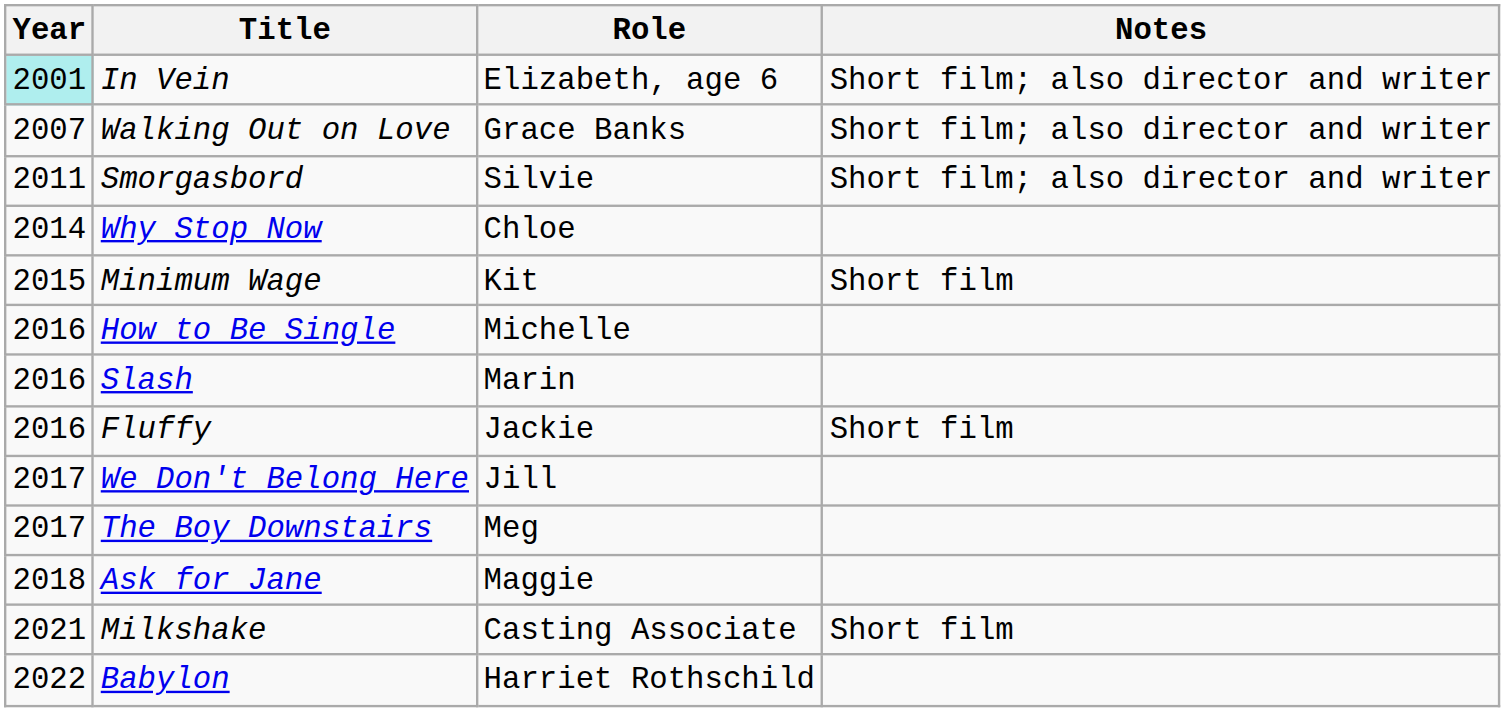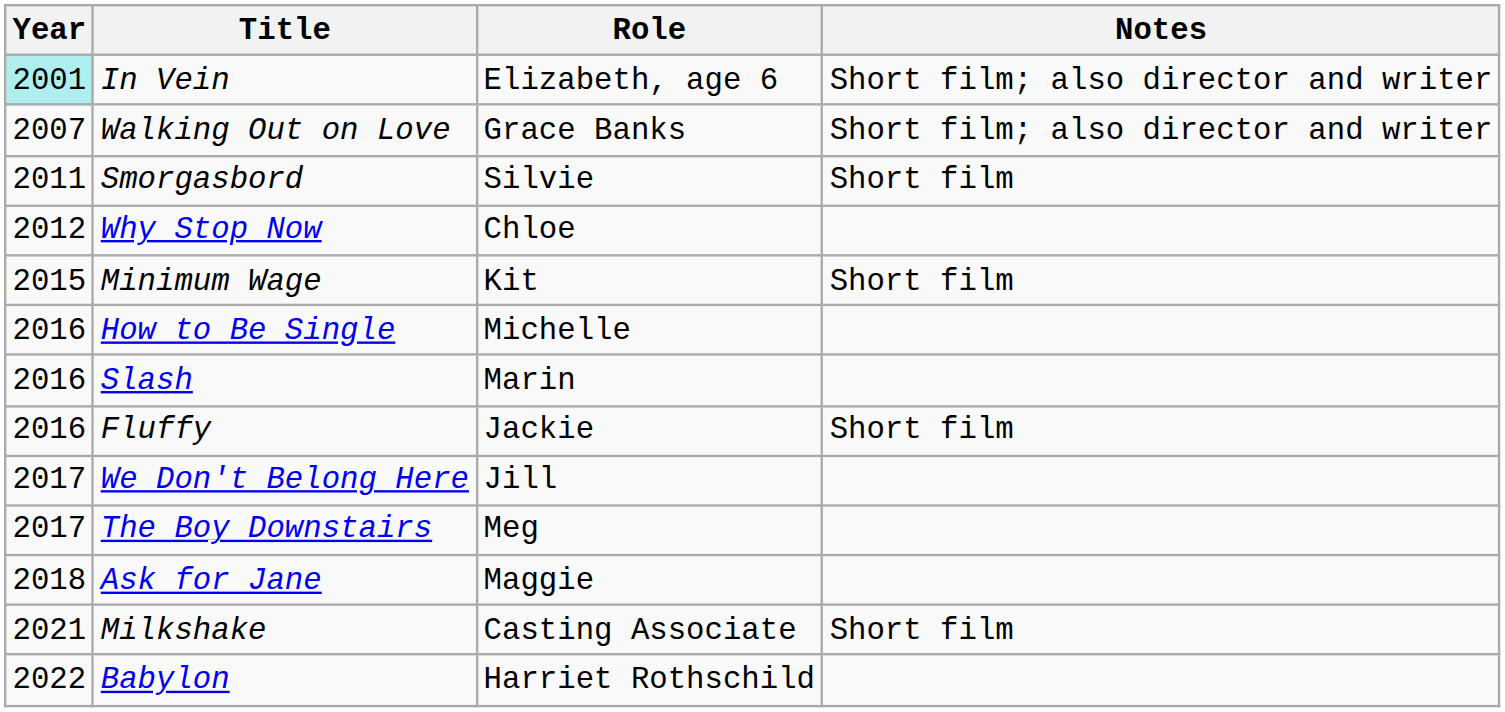(1161, 180) Short film; also director and writer -> (922, 180) Short film
(49, 230) 2014 -> (49, 230) 2012
